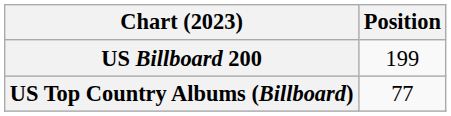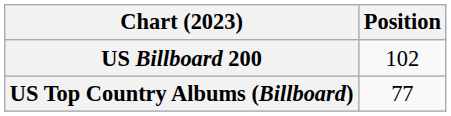(402, 57) 199 -> (402, 57) 102
